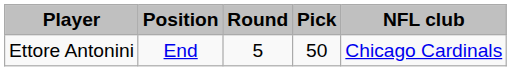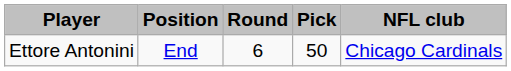(258, 50) 5 -> (258, 50) 6
